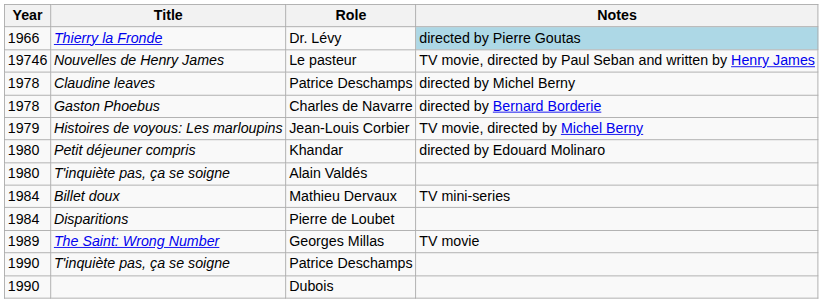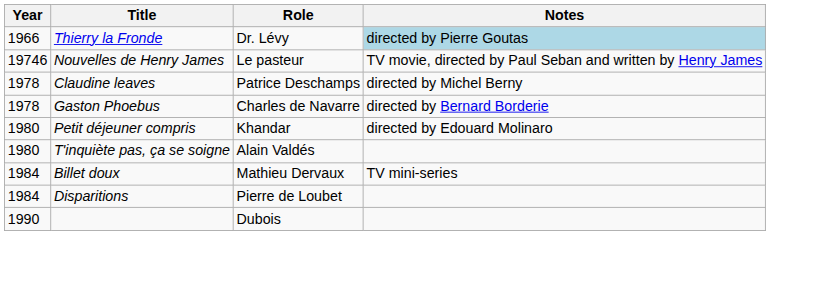- row: (24, 128)
- row: (24, 241)
- row: (24, 264)
